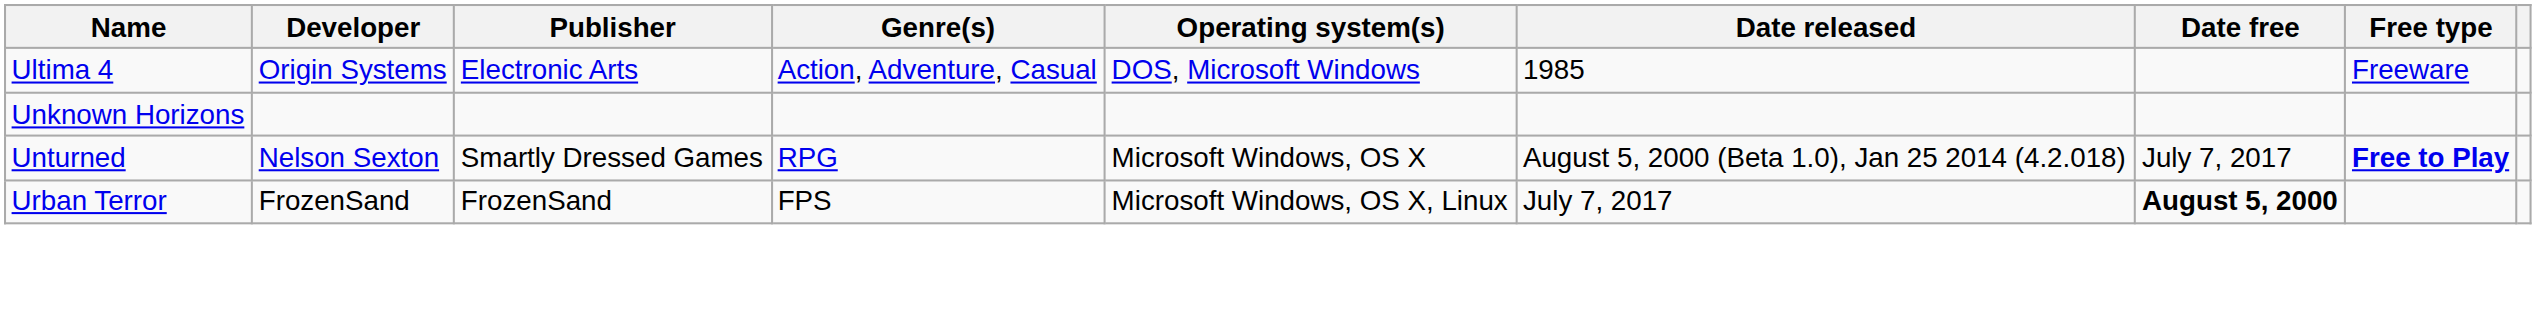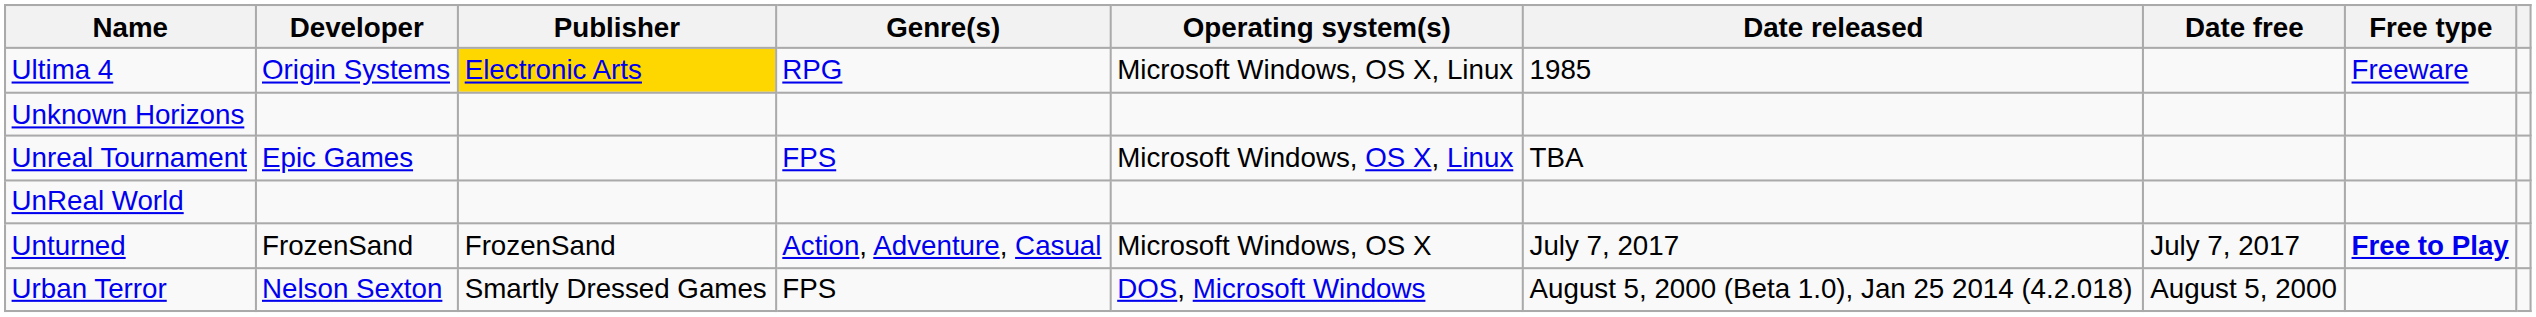(549, 70) no background -> (553, 70) gold background
(937, 70) Action, Adventure, Casual -> (812, 70) RPG
(1266, 70) DOS, Microsoft Windows -> (1315, 70) Microsoft Windows, OS X, Linux
+ row: (129, 158)
+ row: (98, 201)
(349, 158) Nelson Sexton -> (338, 245) FrozenSand
(612, 158) Smartly Dressed Games -> (540, 245) FrozenSand
(808, 158) RPG -> (942, 245) Action, Adventure, Casual
(1824, 158) August 5, 2000 (Beta 1.0), Jan 25 2014 (4.2.018) -> (1604, 245) July 7, 2017
(334, 201) FrozenSand -> (352, 289) Nelson Sexton
(536, 201) FrozenSand -> (616, 289) Smartly Dressed Games
(1310, 201) Microsoft Windows, OS X, Linux -> (1271, 289) DOS, Microsoft Windows
(1598, 201) July 7, 2017 -> (1831, 289) August 5, 2000 (Beta 1.0), Jan 25 2014 (4.2.018)
(2240, 201) bold -> (2244, 289) normal
